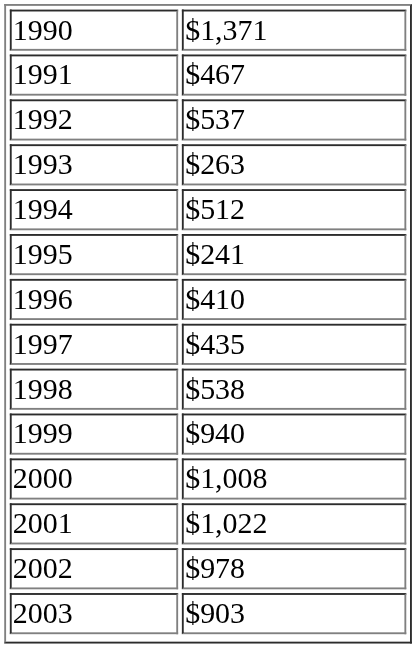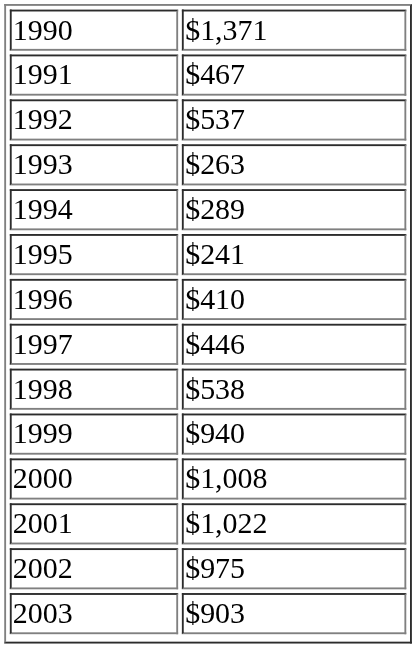(215, 209) $512 -> (215, 209) $289
(215, 343) $435 -> (215, 343) $446
(215, 568) $978 -> (215, 568) $975
